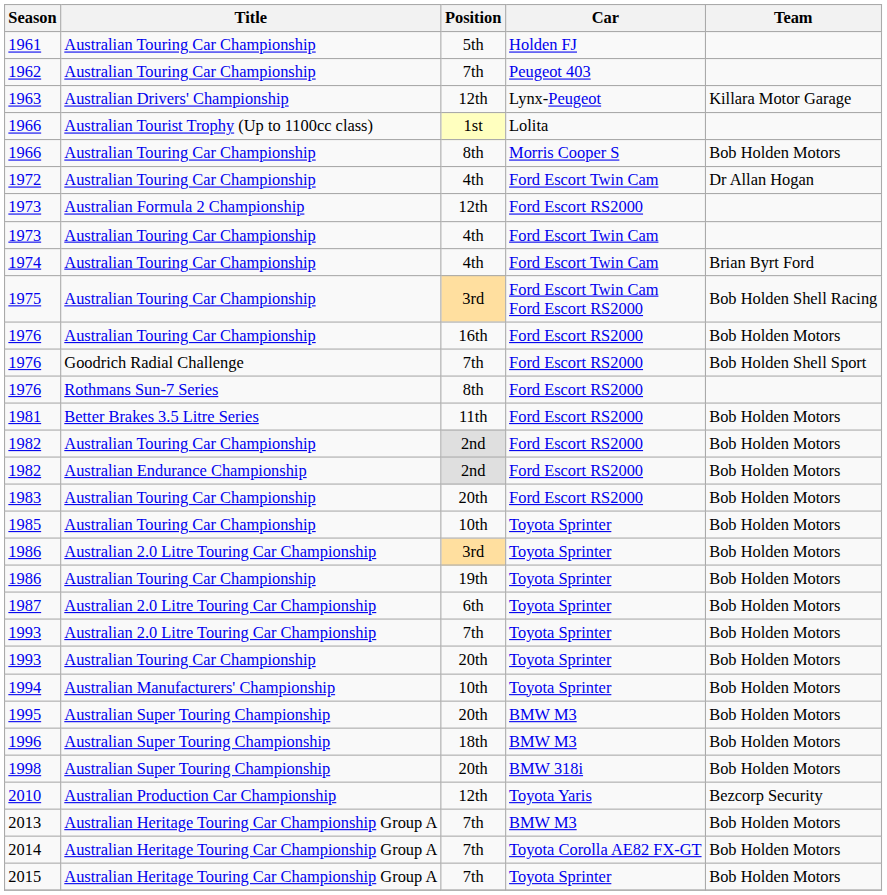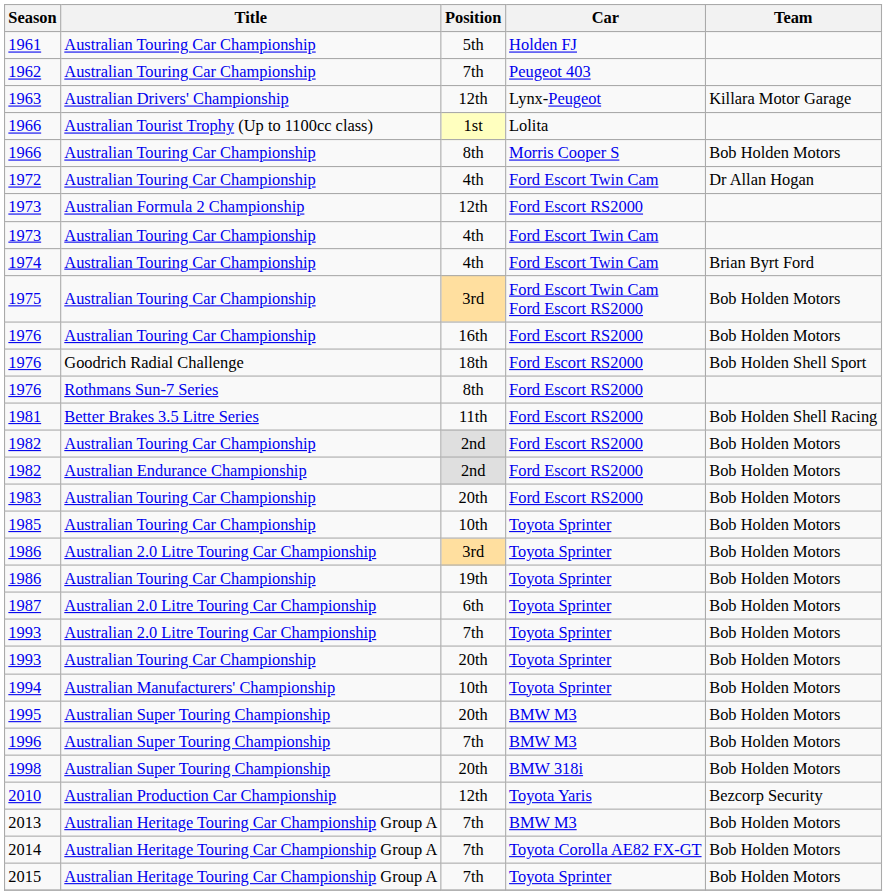(793, 298) Bob Holden Shell Racing -> (775, 298) Bob Holden Motors
(473, 362) 7th -> (473, 362) 18th
(775, 416) Bob Holden Motors -> (793, 416) Bob Holden Shell Racing
(473, 741) 18th -> (473, 741) 7th
